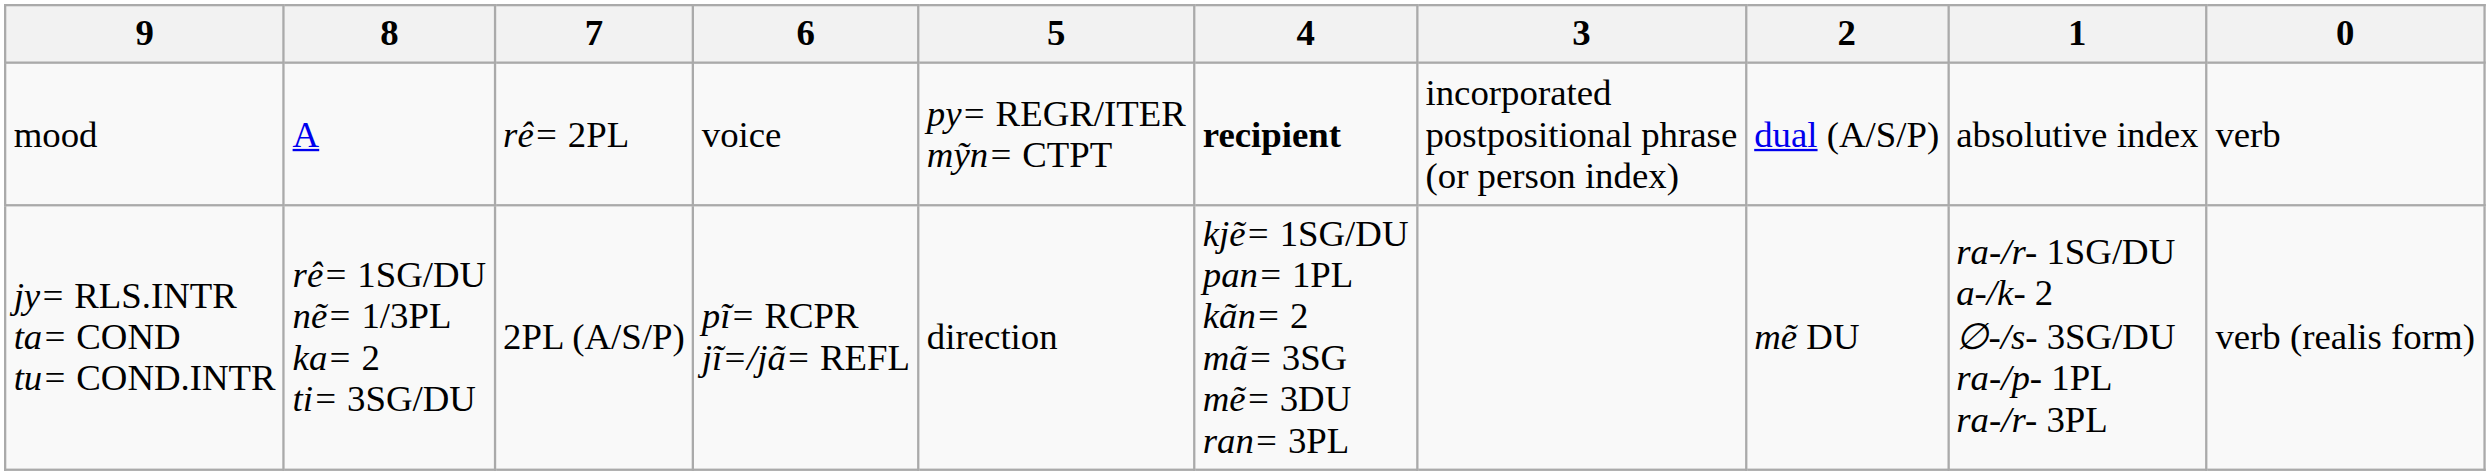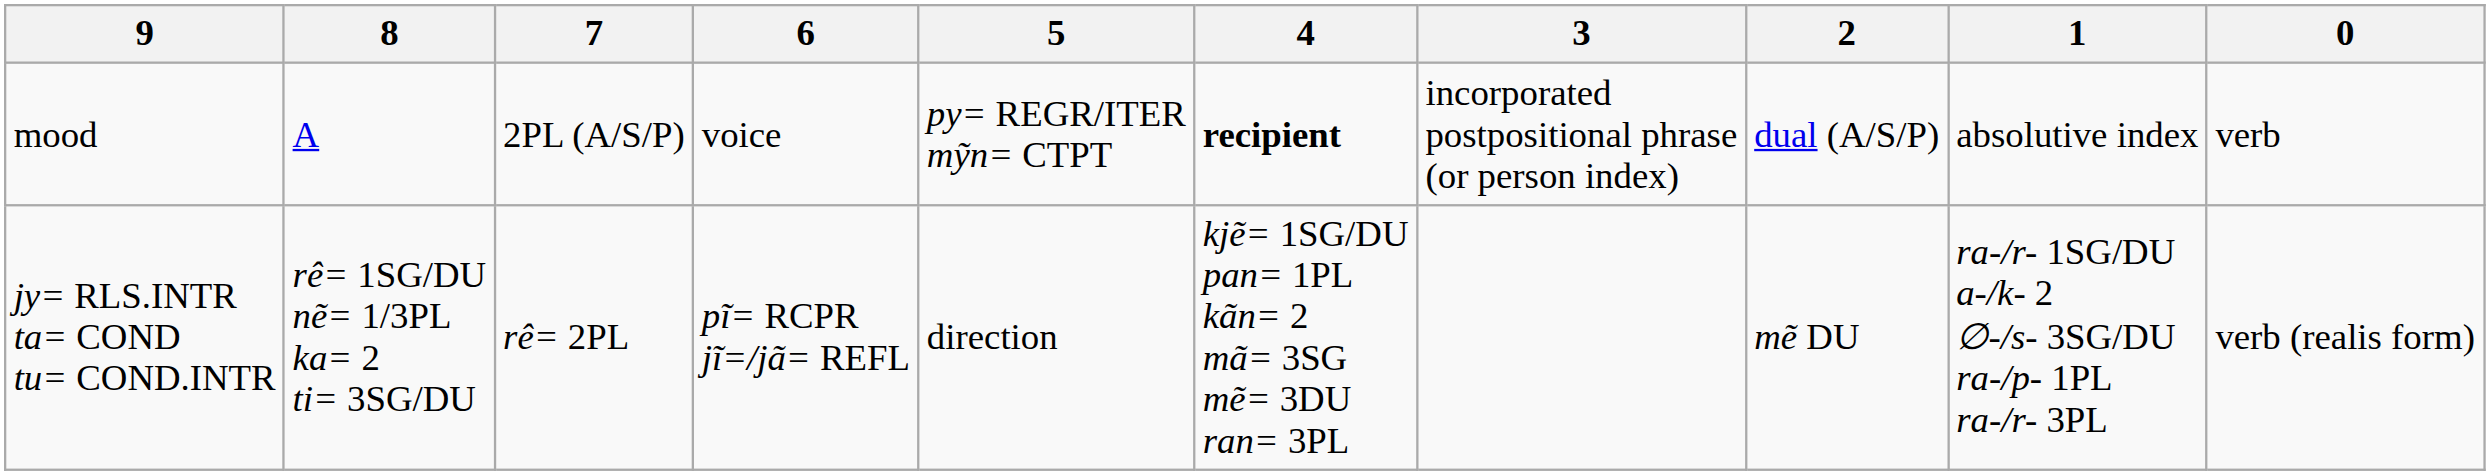(566, 133) rê= 2PL -> (594, 133) 2PL (A/S/P)
(594, 336) 2PL (A/S/P) -> (566, 336) rê= 2PL
